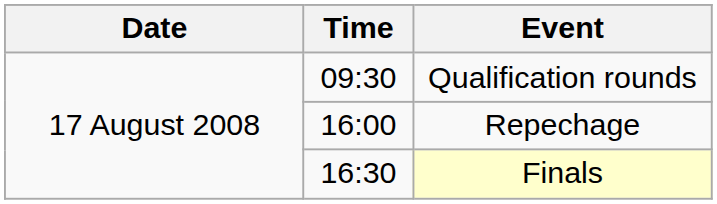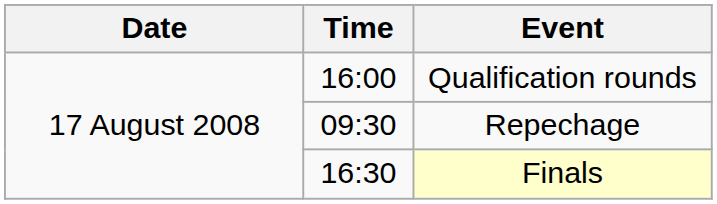(358, 76) 09:30 -> (358, 76) 16:00
(358, 125) 16:00 -> (358, 125) 09:30
